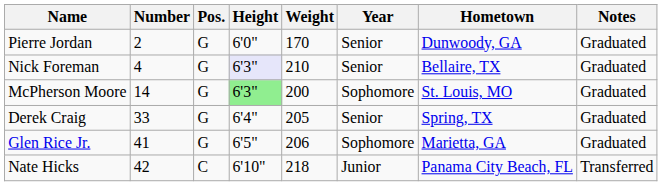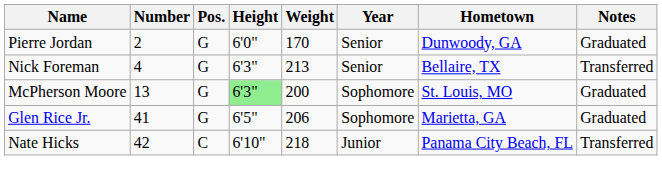(245, 67) lavender background -> (245, 67) no background
(297, 67) 210 -> (297, 67) 213
(613, 67) Graduated -> (617, 67) Transferred
(142, 92) 14 -> (142, 92) 13
- row: (47, 117)
